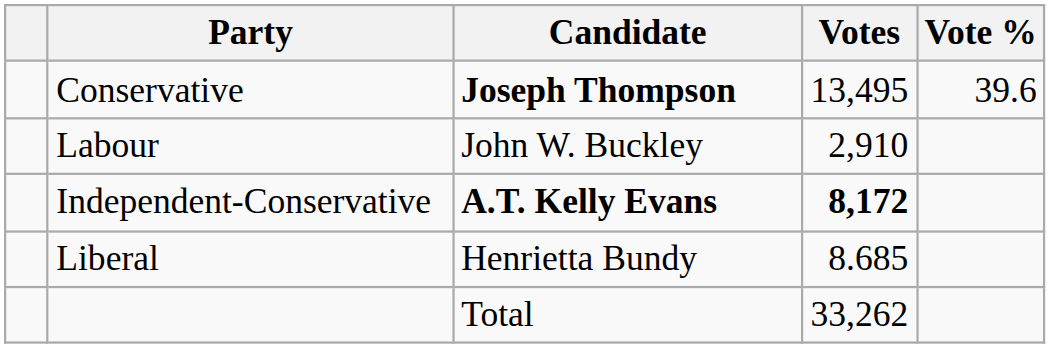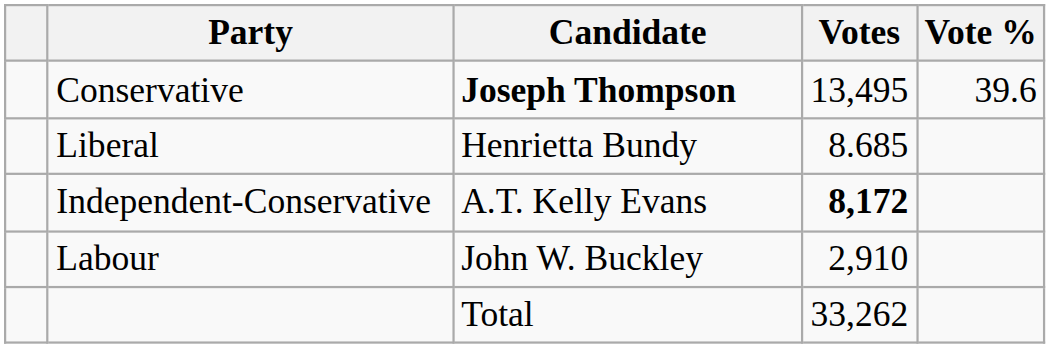rows swapped: (108, 257) <-> (108, 145)
(589, 201) bold -> (584, 201) normal
